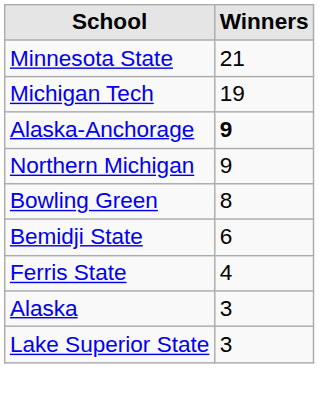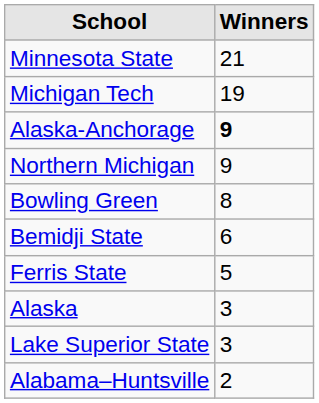(226, 272) 4 -> (226, 272) 5
+ row: (110, 380)
